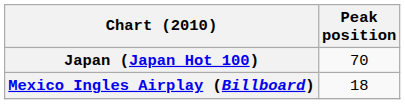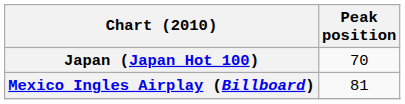(359, 85) 18 -> (359, 85) 81
